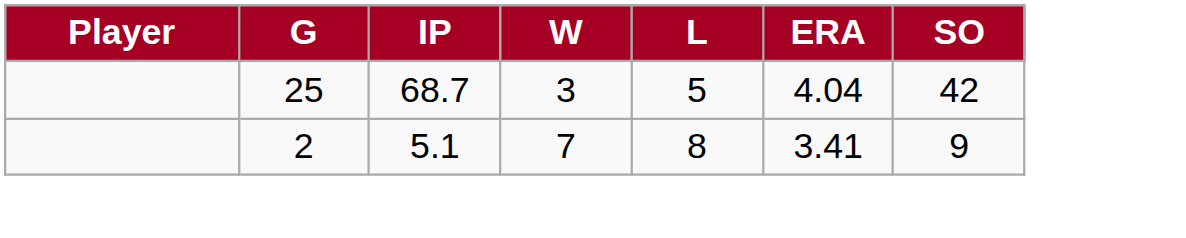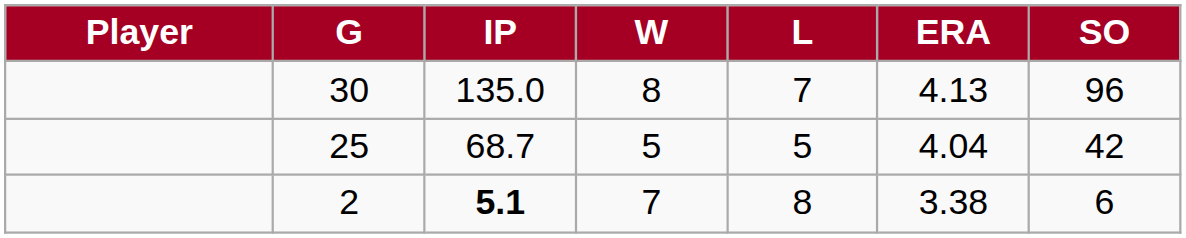+ row: (349, 89)
(566, 89) 3 -> (651, 145) 5
(435, 145) normal -> (500, 202) bold
(828, 145) 3.41 -> (953, 202) 3.38
(959, 145) 9 -> (1105, 202) 6
